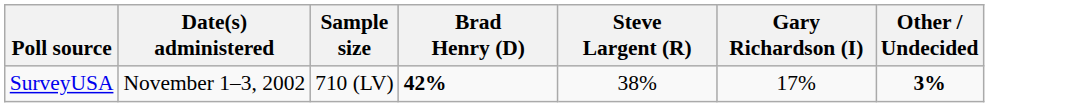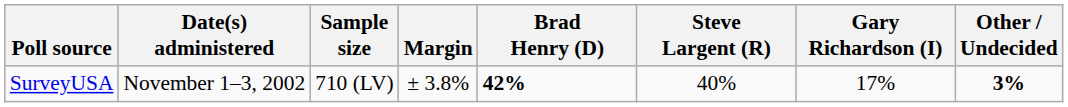+ column: (438, 47)
(637, 83) 38% -> (716, 83) 40%
